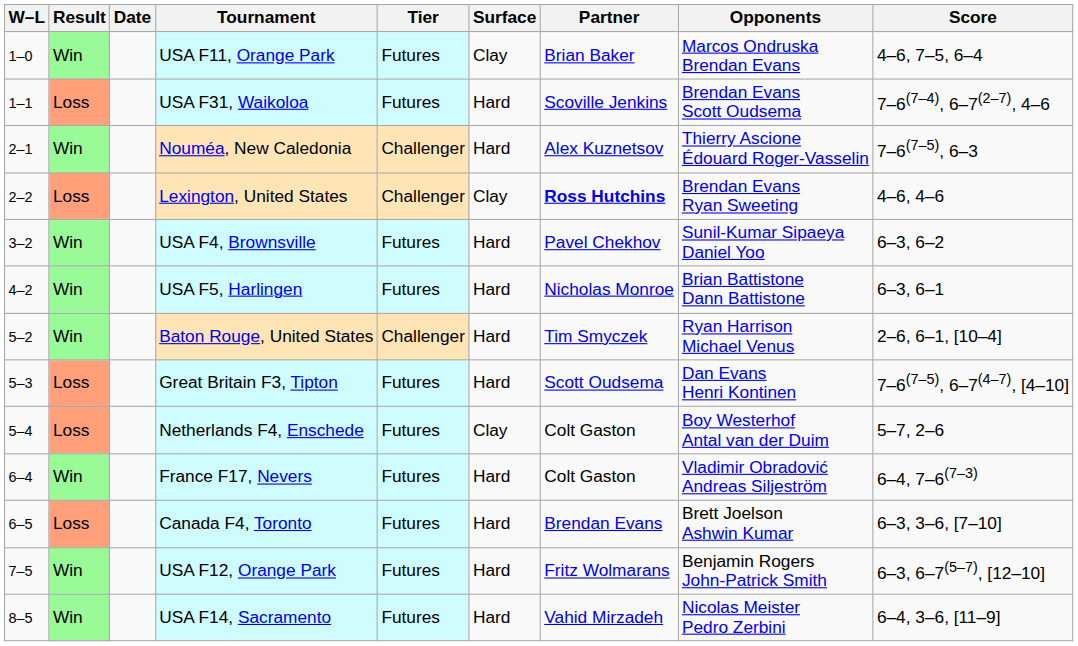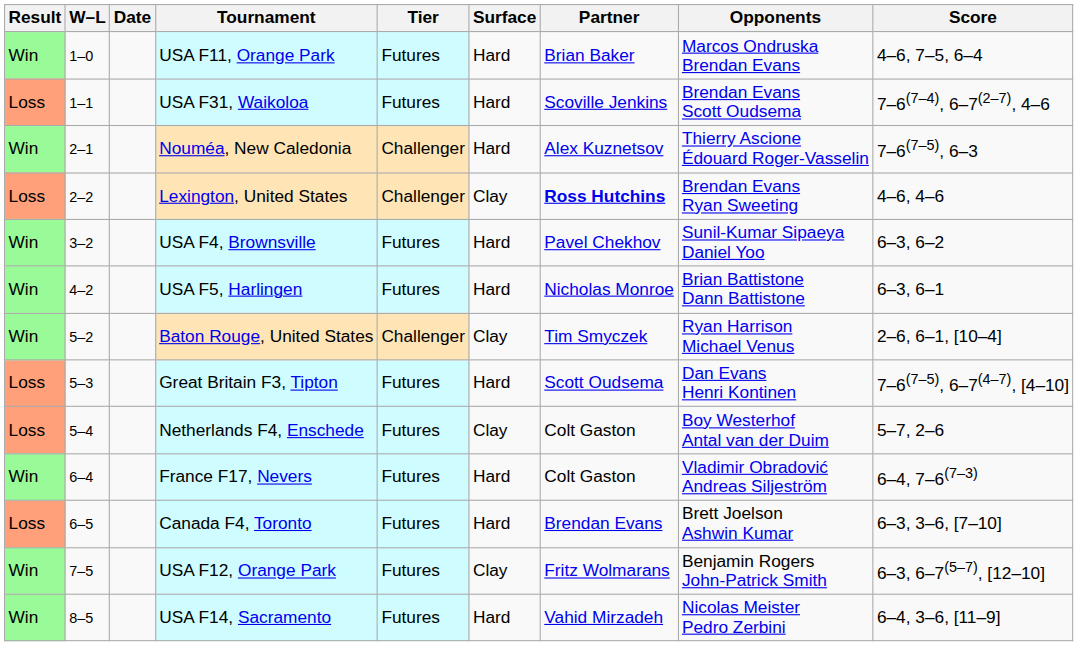columns swapped: (79, 18) <-> (27, 18)
(490, 55) Clay -> (492, 55) Hard
(492, 336) Hard -> (490, 336) Clay
(492, 570) Hard -> (490, 570) Clay
